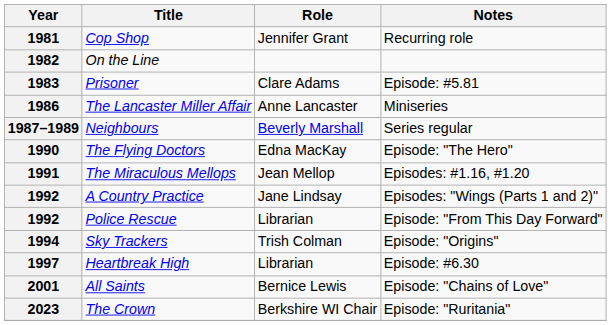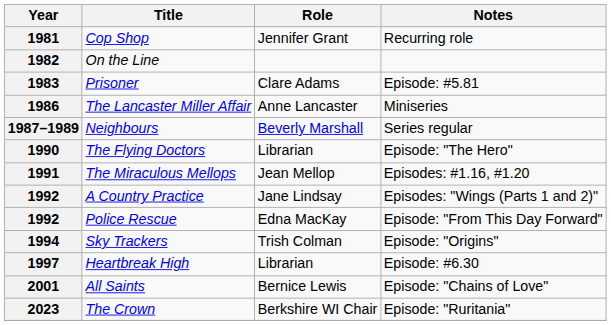(302, 151) Edna MacKay -> (286, 151) Librarian
(286, 219) Librarian -> (302, 219) Edna MacKay
